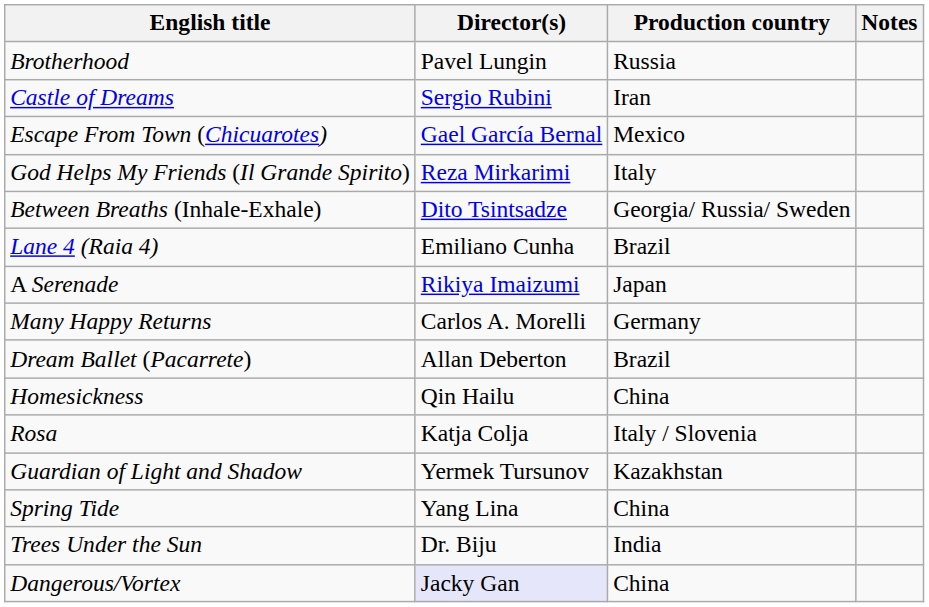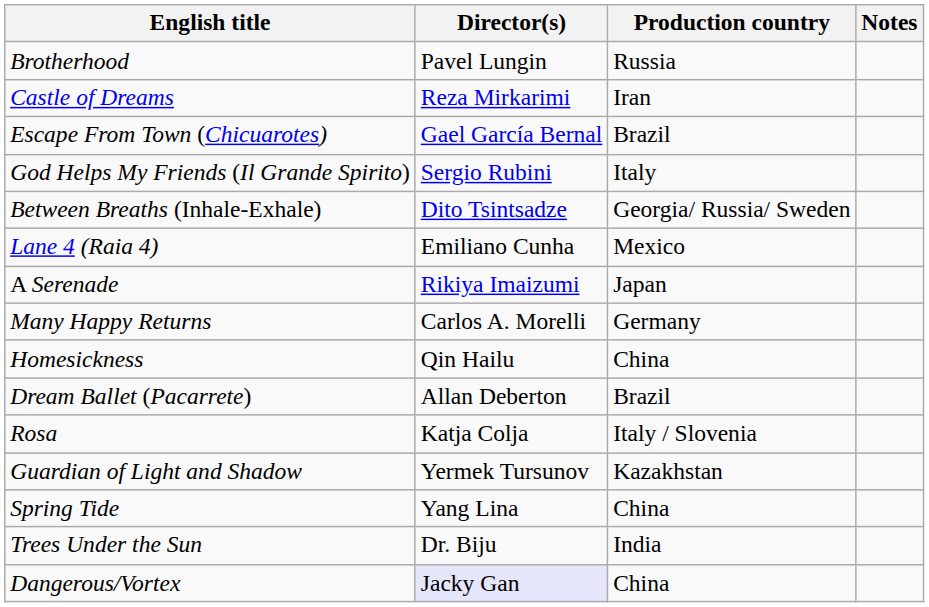(486, 97) Sergio Rubini -> (496, 97) Reza Mirkarimi
(649, 135) Mexico -> (642, 135) Brazil
(496, 172) Reza Mirkarimi -> (486, 172) Sergio Rubini
(642, 246) Brazil -> (649, 246) Mexico
rows swapped: (131, 358) <-> (77, 396)
